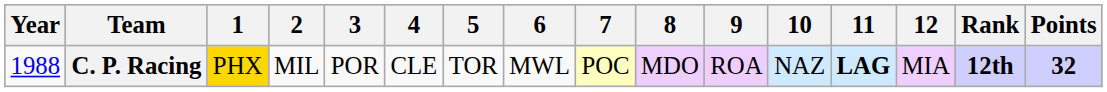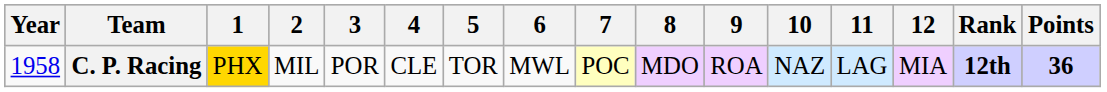(35, 65) 1988 -> (35, 65) 1958
(863, 65) bold -> (862, 65) normal
(1064, 65) 32 -> (1061, 65) 36
